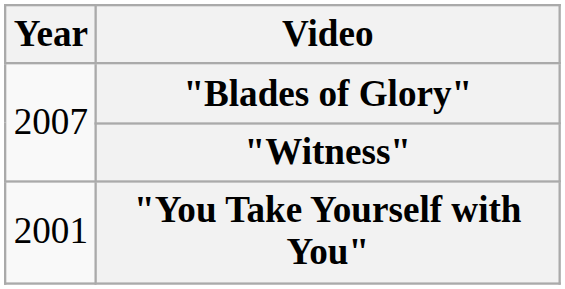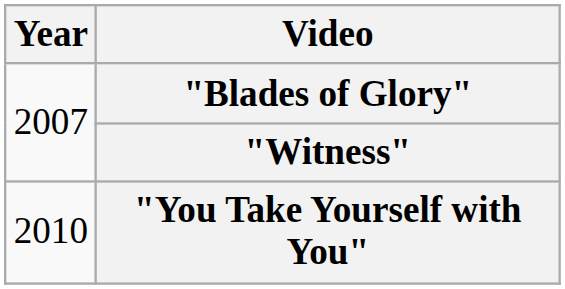(51, 231) 2001 -> (51, 231) 2010
